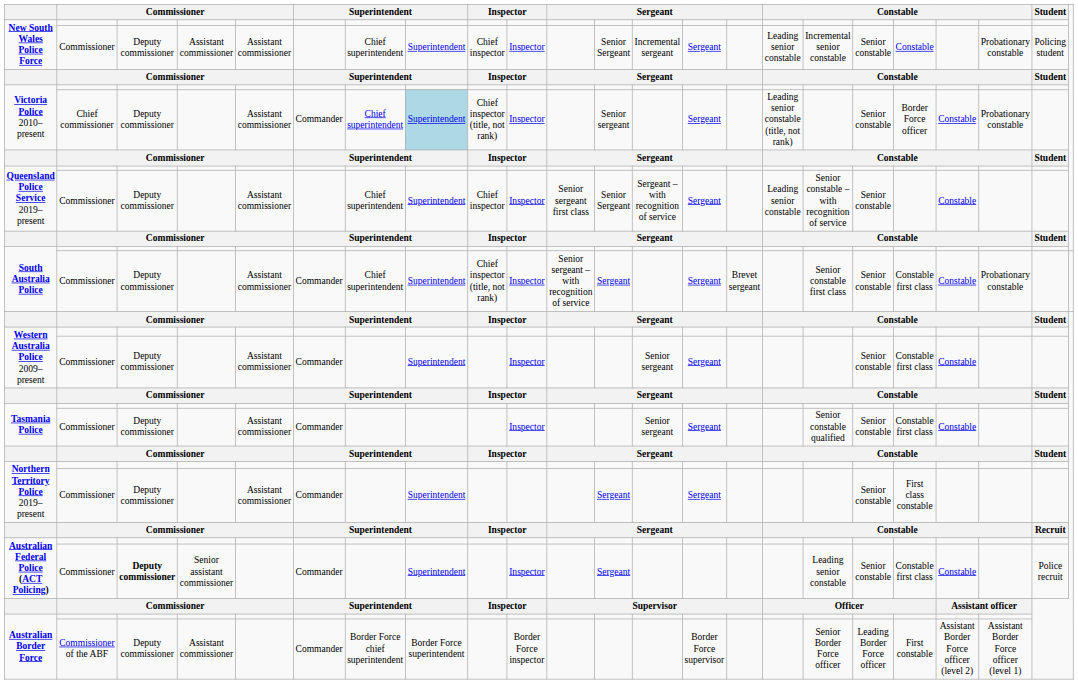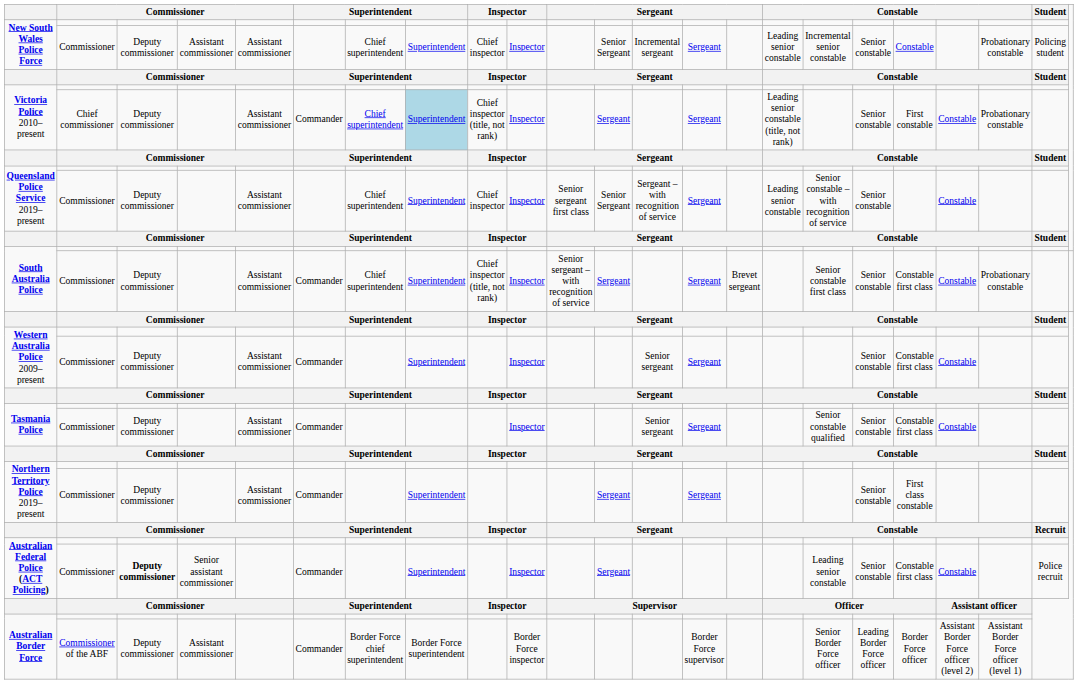(614, 119) Senior sergeant -> (614, 119) Sergeant
(915, 119) Border Force officer -> (915, 119) First constable
(915, 649) First constable -> (915, 649) Border Force officer
